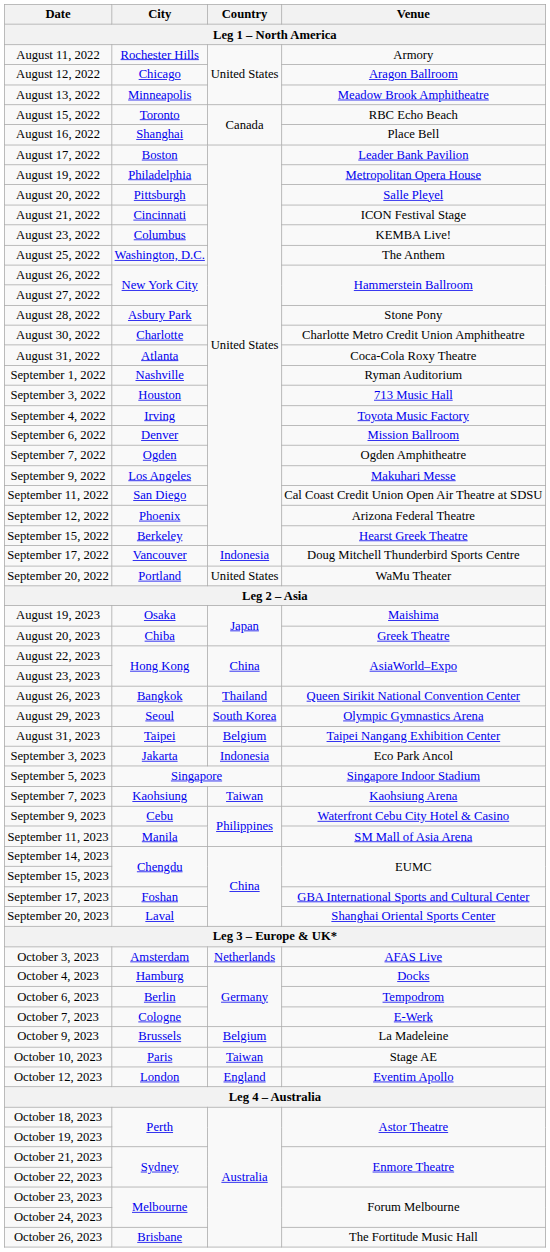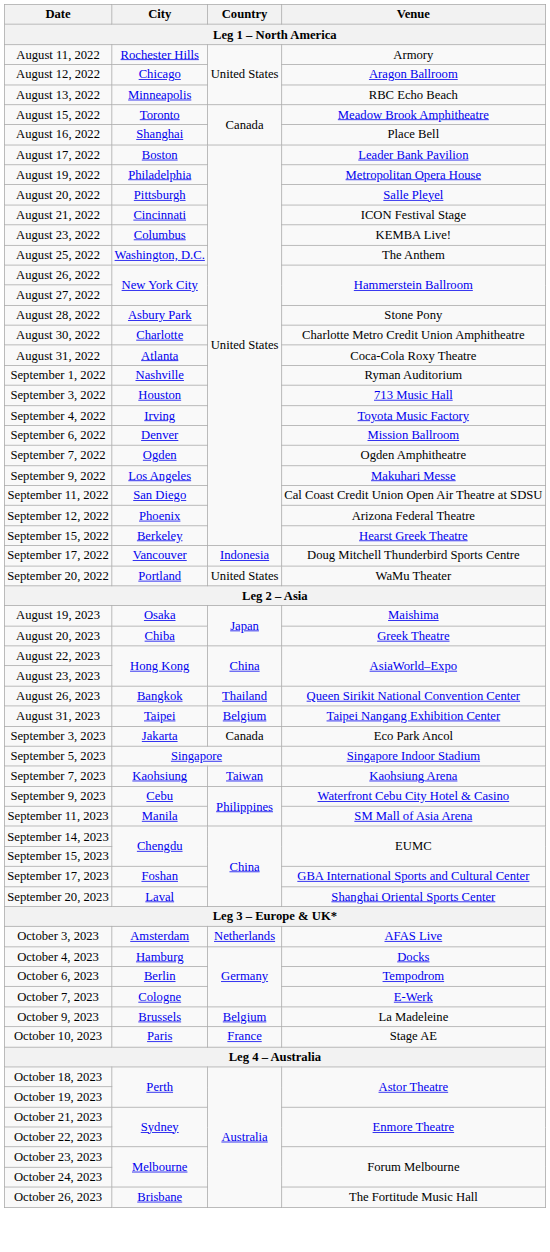(413, 94) Meadow Brook Amphitheatre -> (413, 94) RBC Echo Beach
(413, 114) RBC Echo Beach -> (413, 114) Meadow Brook Amphitheatre
- row: (58, 716)
(245, 756) Indonesia -> (245, 736) Canada
(245, 1056) Taiwan -> (245, 1036) France
- row: (58, 1076)
